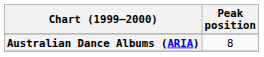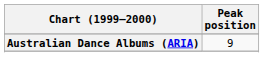(230, 43) 8 -> (230, 43) 9
